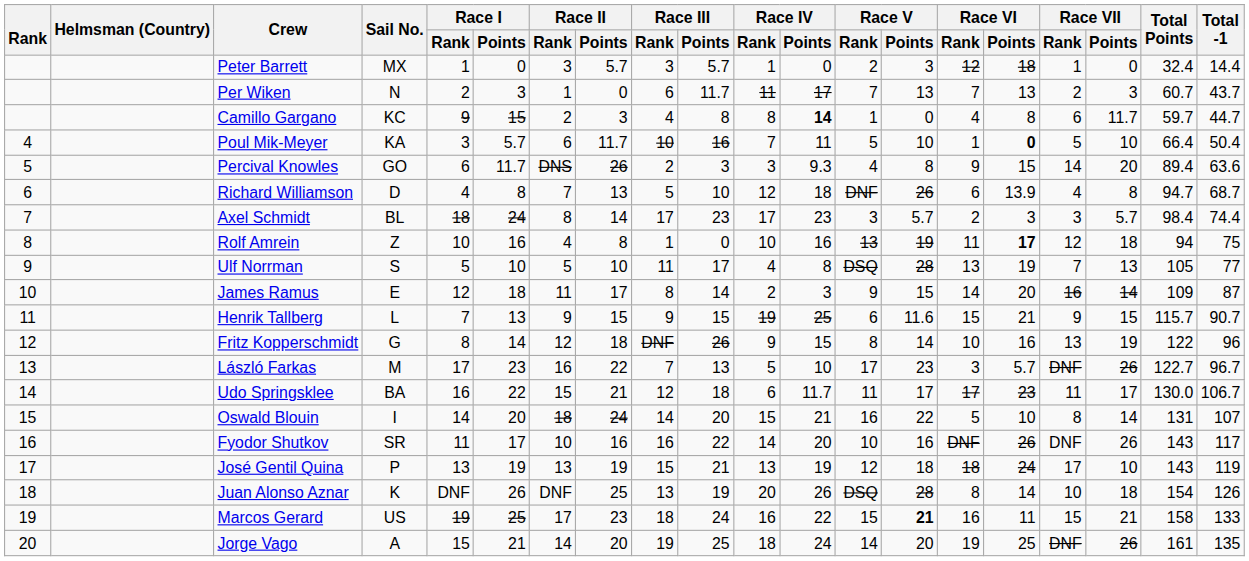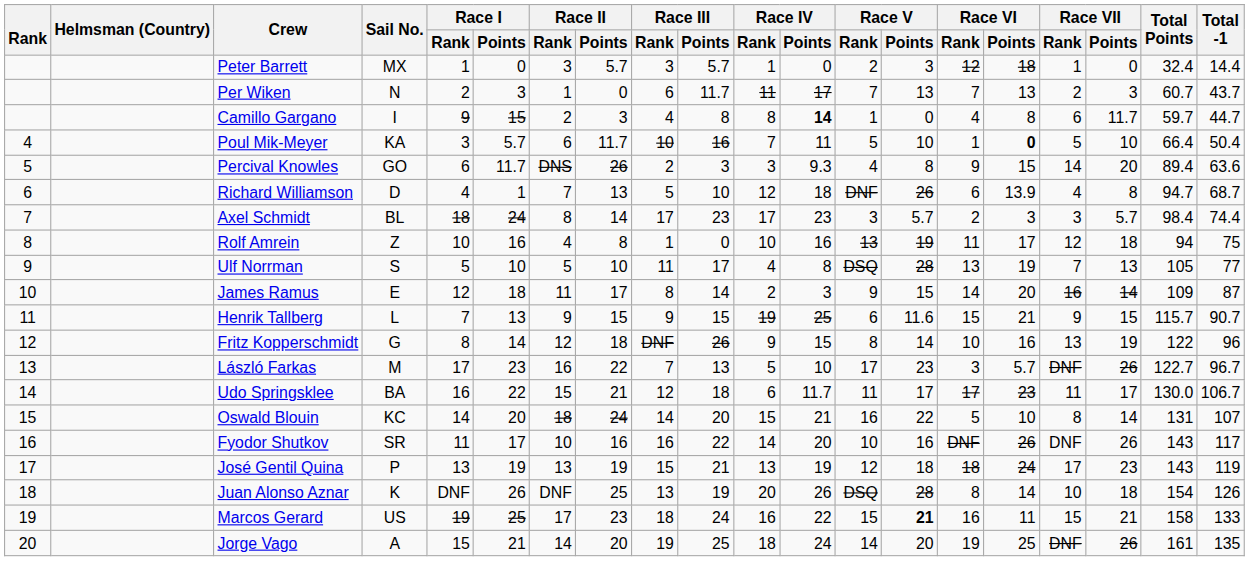(395, 118) KC -> (395, 118) I
(521, 193) 8 -> (521, 193) 1
(1027, 243) bold -> (1027, 243) normal
(395, 418) I -> (395, 418) KC
(1129, 468) 10 -> (1129, 468) 23
